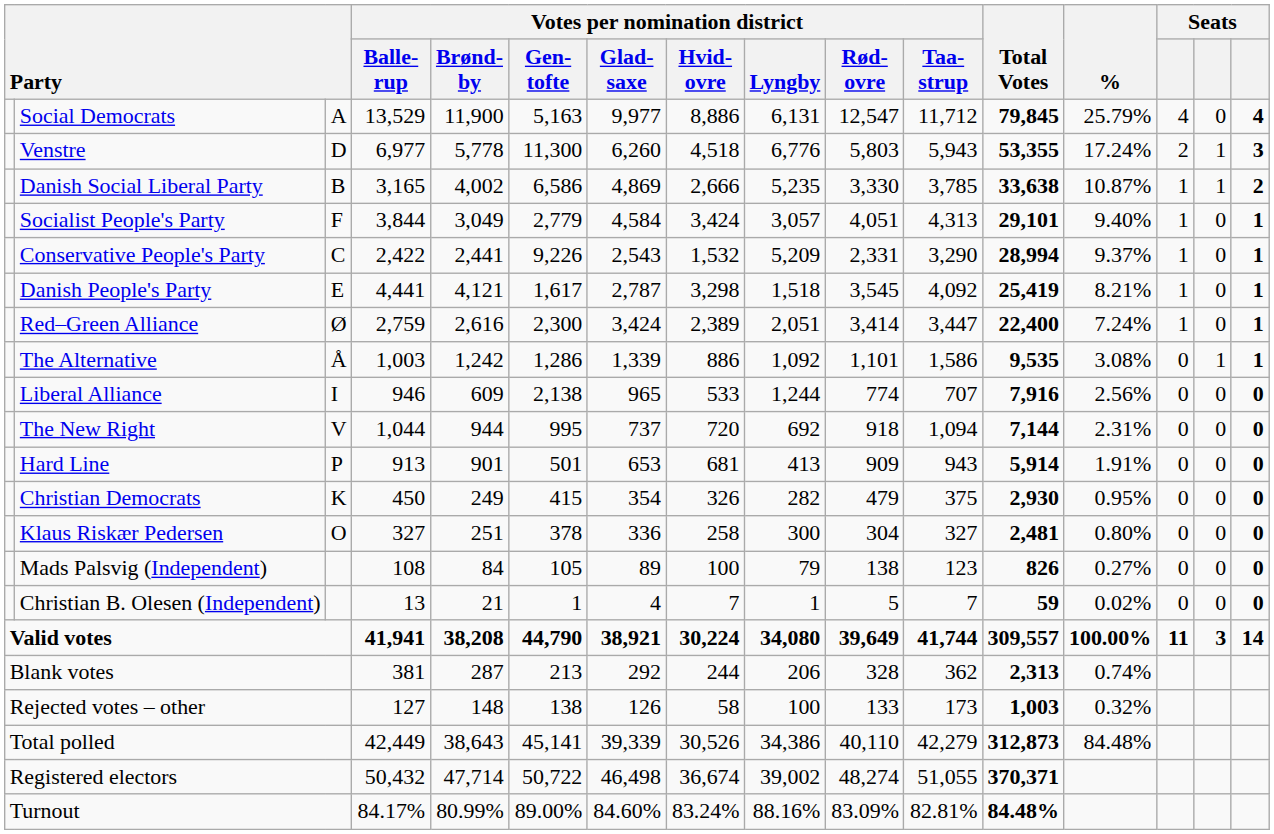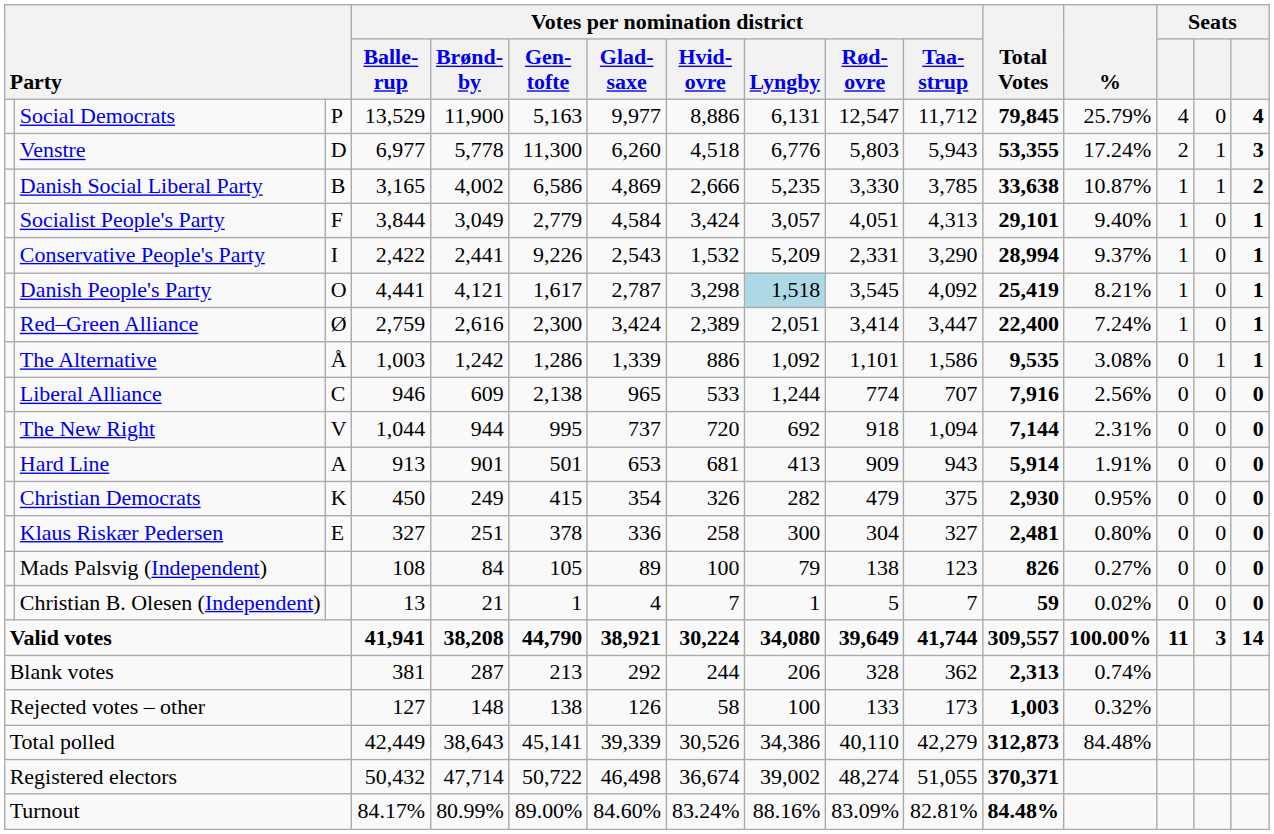(339, 116) A -> (337, 116) P
(338, 255) C -> (334, 255) I
(337, 289) E -> (339, 289) O
(796, 289) no background -> (796, 289) lightblue background
(334, 394) I -> (338, 394) C
(337, 463) P -> (339, 463) A
(339, 533) O -> (337, 533) E
